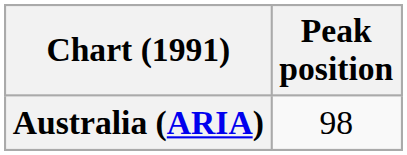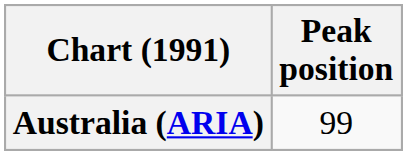(336, 122) 98 -> (336, 122) 99
